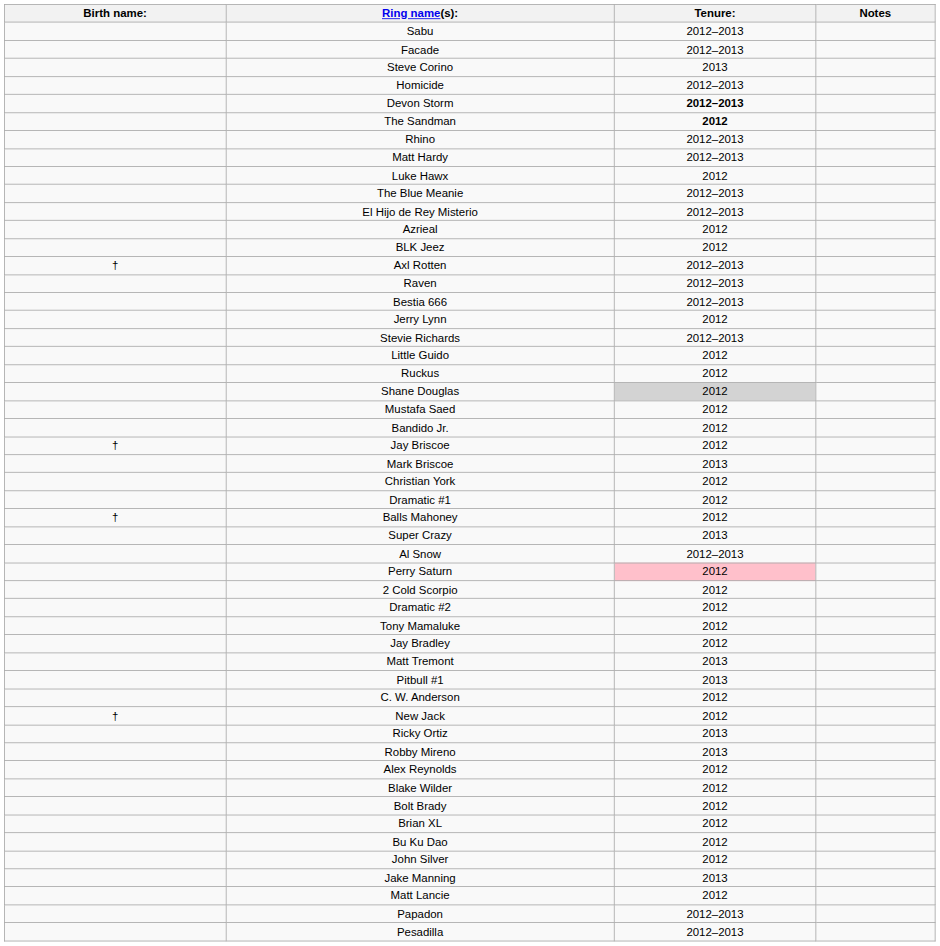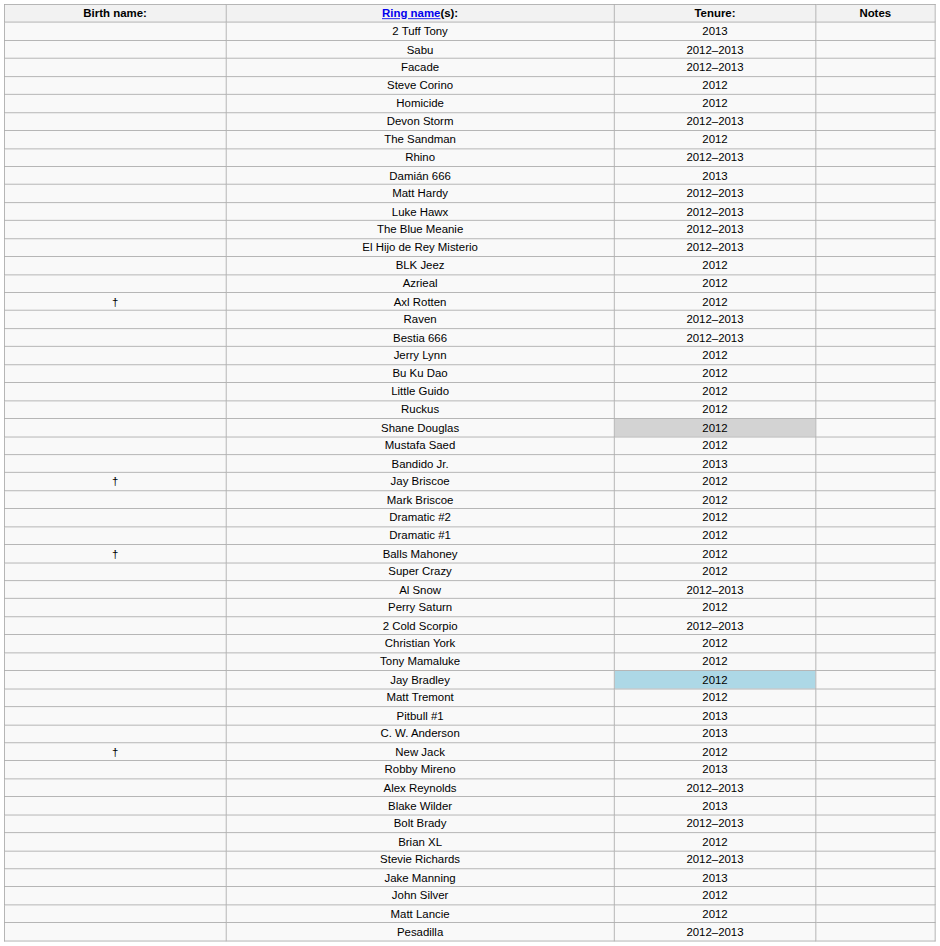+ row: (420, 31)
(715, 67) 2013 -> (715, 85) 2012
(715, 85) 2012–2013 -> (715, 103) 2012
(715, 103) bold -> (715, 121) normal
(715, 121) bold -> (715, 139) normal
+ row: (420, 175)
(715, 175) 2012 -> (715, 211) 2012–2013
rows swapped: (420, 229) <-> (420, 247)
(715, 265) 2012–2013 -> (715, 301) 2012
rows swapped: (420, 337) <-> (420, 841)
(715, 427) 2012 -> (715, 463) 2013
(715, 463) 2013 -> (715, 499) 2012
rows swapped: (420, 607) <-> (420, 481)
(715, 535) 2013 -> (715, 571) 2012
(715, 571) pink background -> (715, 607) no background
(715, 589) 2012 -> (715, 625) 2012–2013
(715, 643) no background -> (715, 679) lightblue background
(715, 661) 2013 -> (715, 697) 2012
(715, 697) 2012 -> (715, 733) 2013
- row: (420, 733)
(715, 769) 2012 -> (715, 787) 2012–2013
(715, 787) 2012 -> (715, 805) 2013
(715, 805) 2012 -> (715, 823) 2012–2013
rows swapped: (420, 877) <-> (420, 859)
- row: (420, 913)
